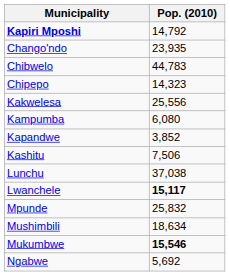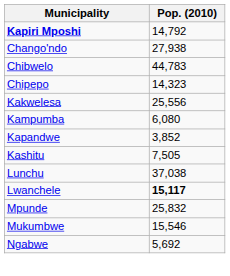(187, 49) 23,935 -> (187, 49) 27,938
(187, 155) 7,506 -> (187, 155) 7,505
- row: (33, 226)
(187, 244) bold -> (187, 226) normal
